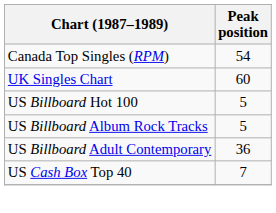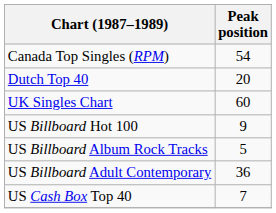+ row: (48, 79)
(243, 102) 5 -> (243, 126) 9
